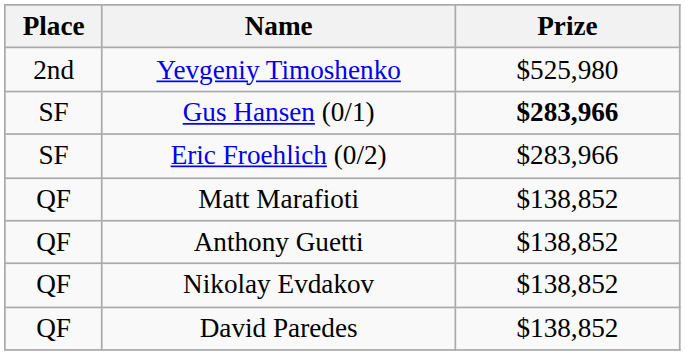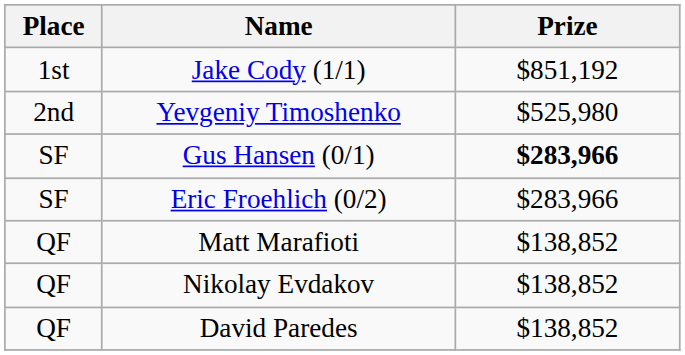+ row: (279, 69)
- row: (279, 241)
